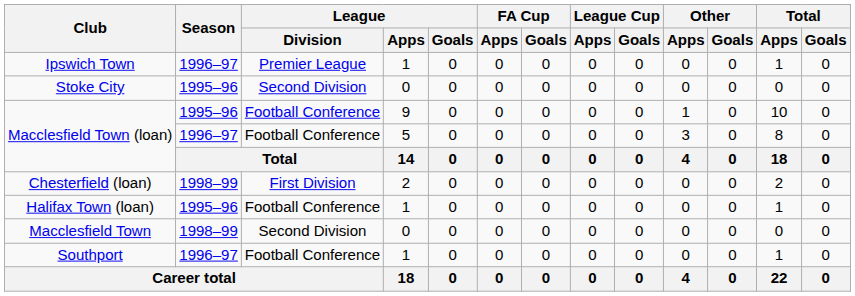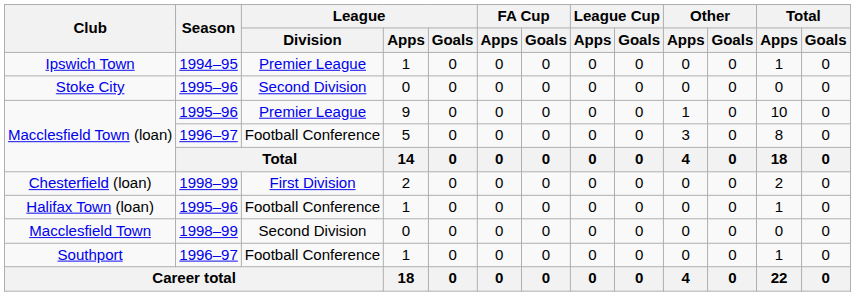(209, 64) 1996–97 -> (209, 64) 1994–95
(312, 111) Football Conference -> (312, 111) Premier League
